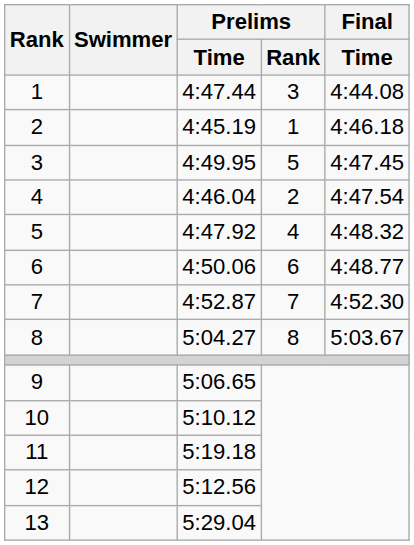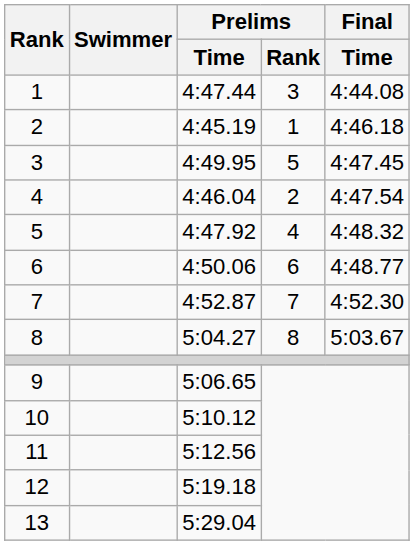(219, 452) 5:19.18 -> (219, 452) 5:12.56
(219, 487) 5:12.56 -> (219, 487) 5:19.18
